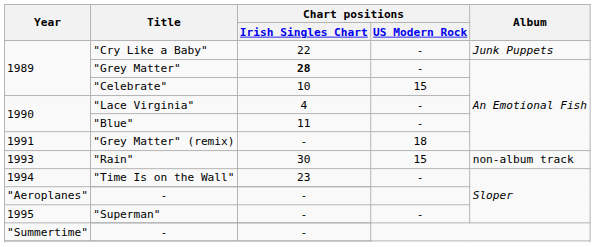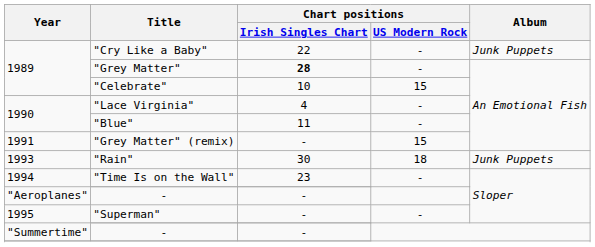(420, 141) 18 -> (420, 141) 15
(420, 159) 15 -> (420, 159) 18
(523, 159) non-album track -> (513, 159) Junk Puppets
